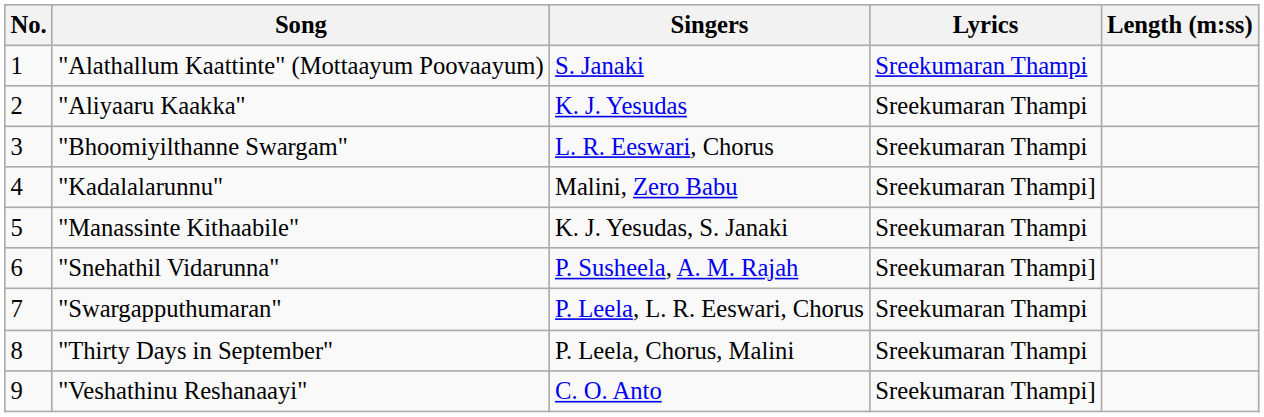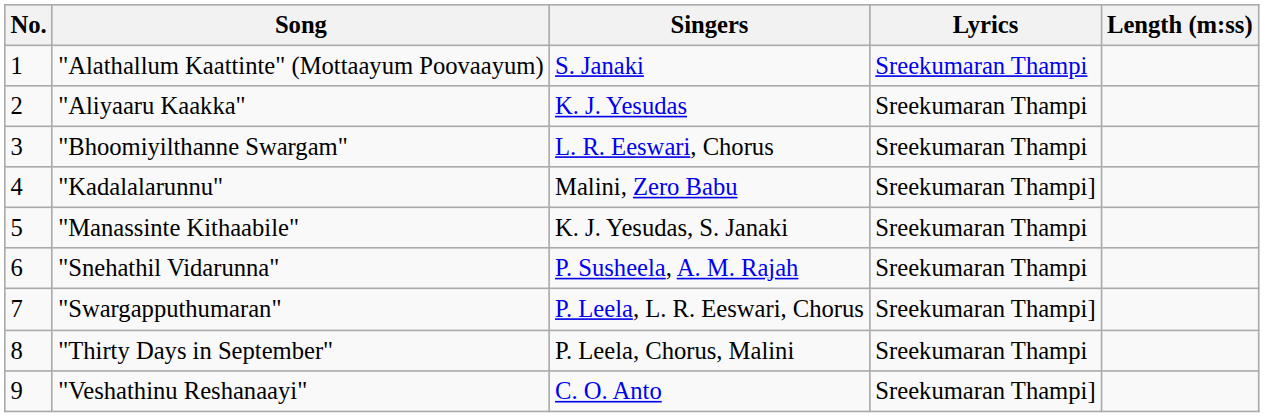(985, 268) Sreekumaran Thampi] -> (981, 268) Sreekumaran Thampi
(981, 309) Sreekumaran Thampi -> (985, 309) Sreekumaran Thampi]
